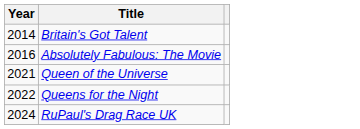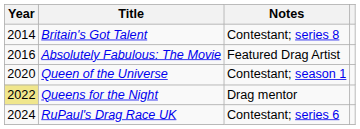+ column: (287, 14)
(21, 74) 2021 -> (21, 74) 2020
(21, 94) no background -> (21, 94) khaki background
